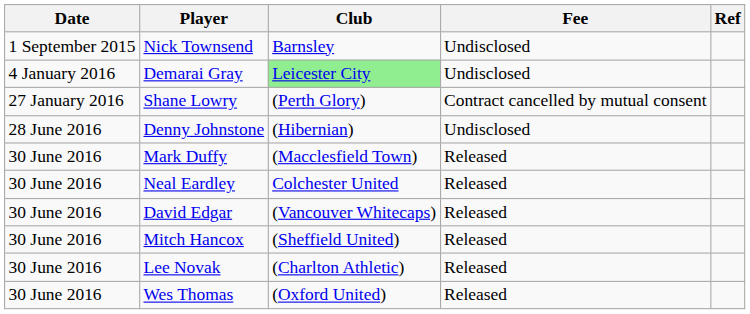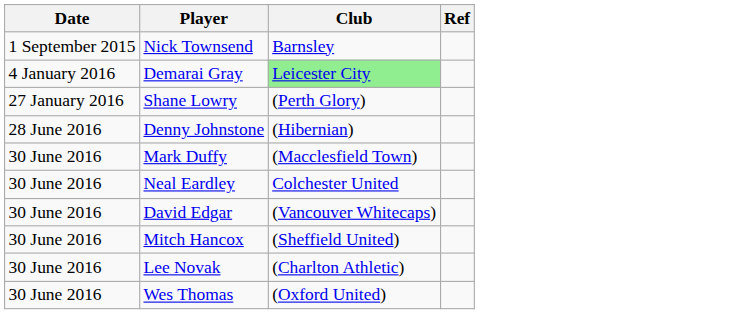- column: (575, 18)
